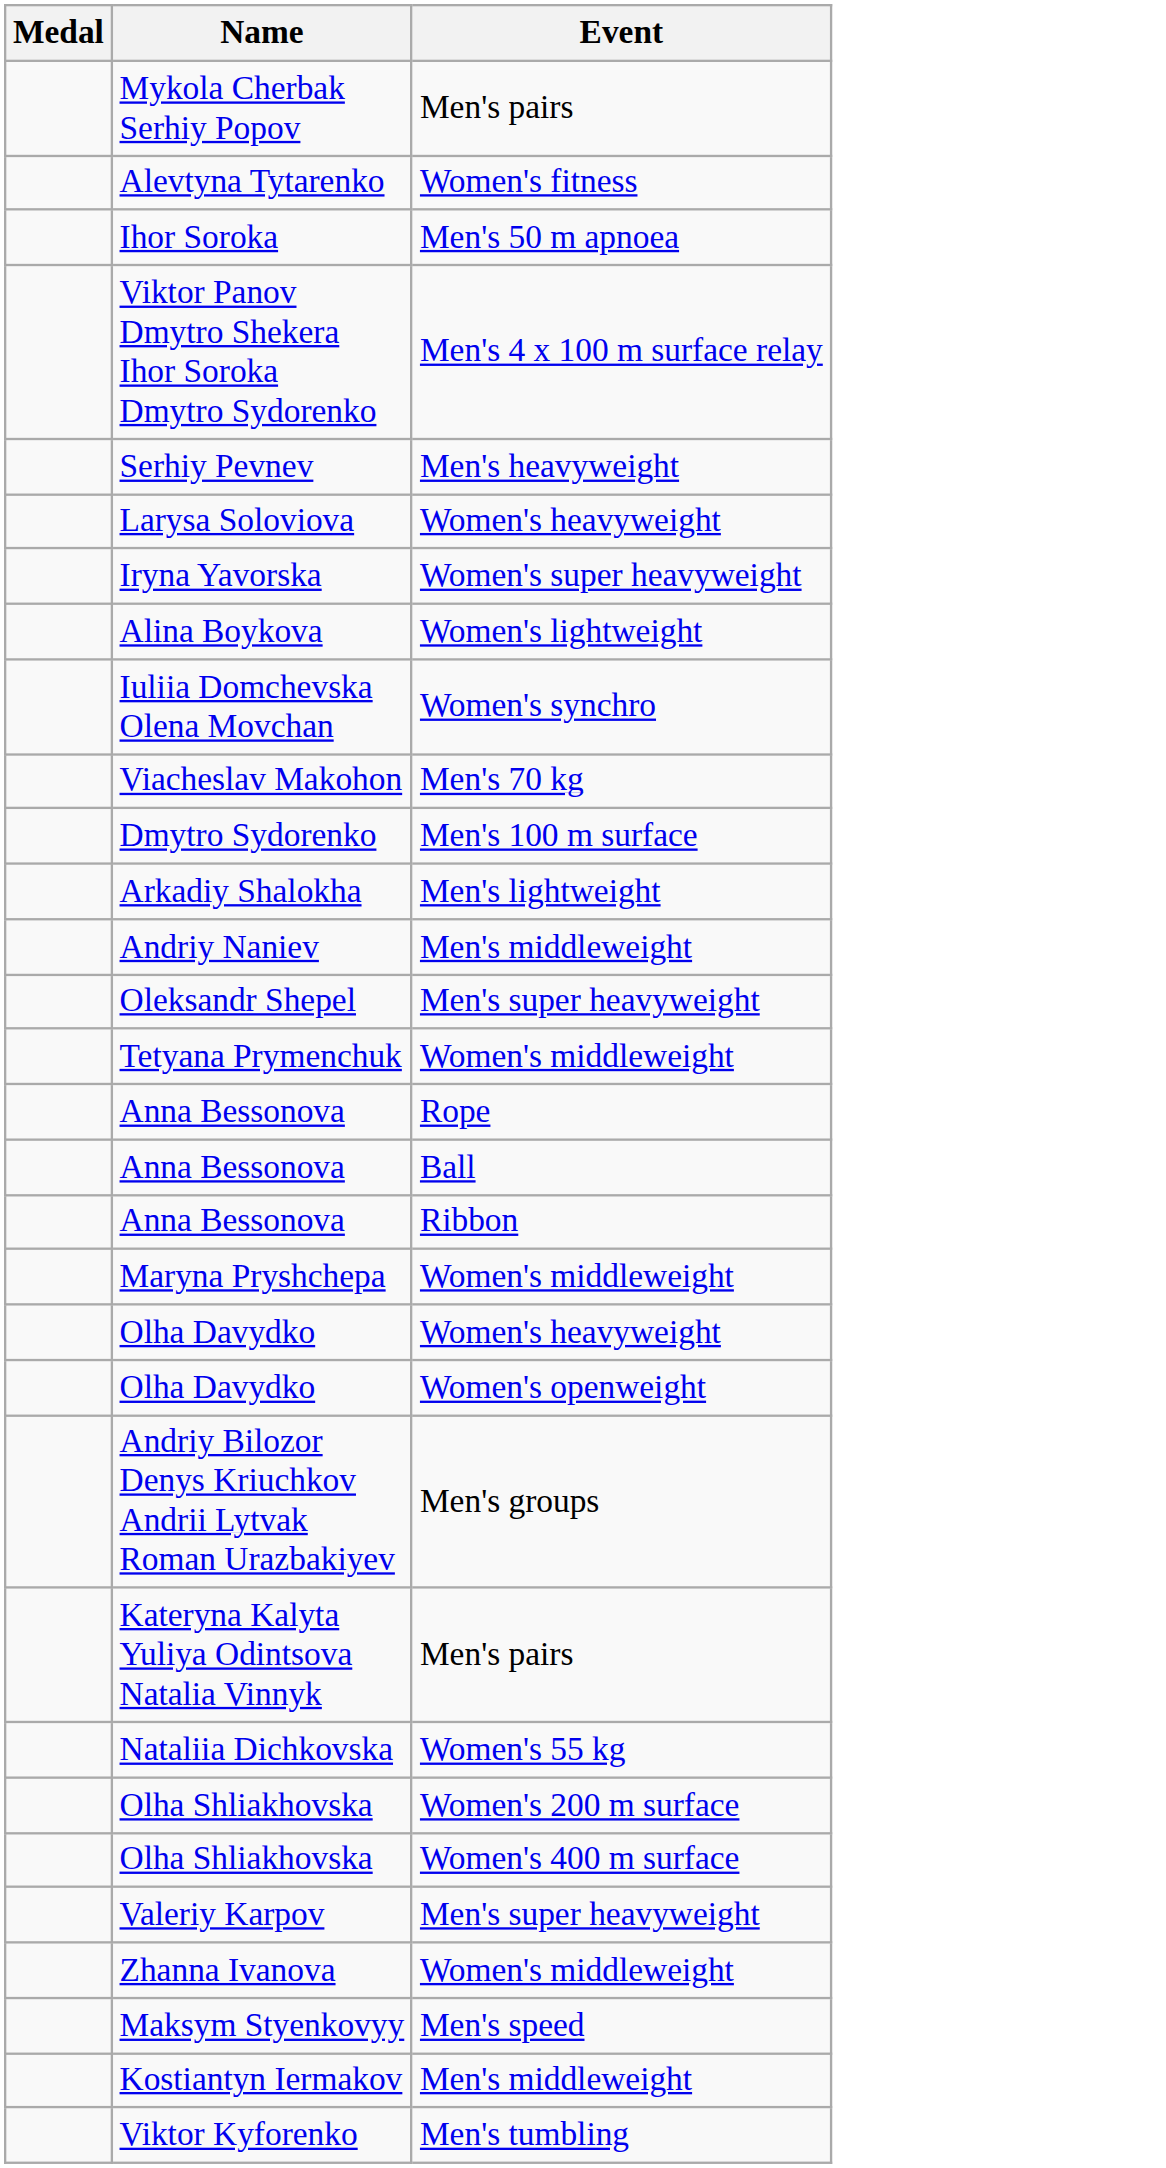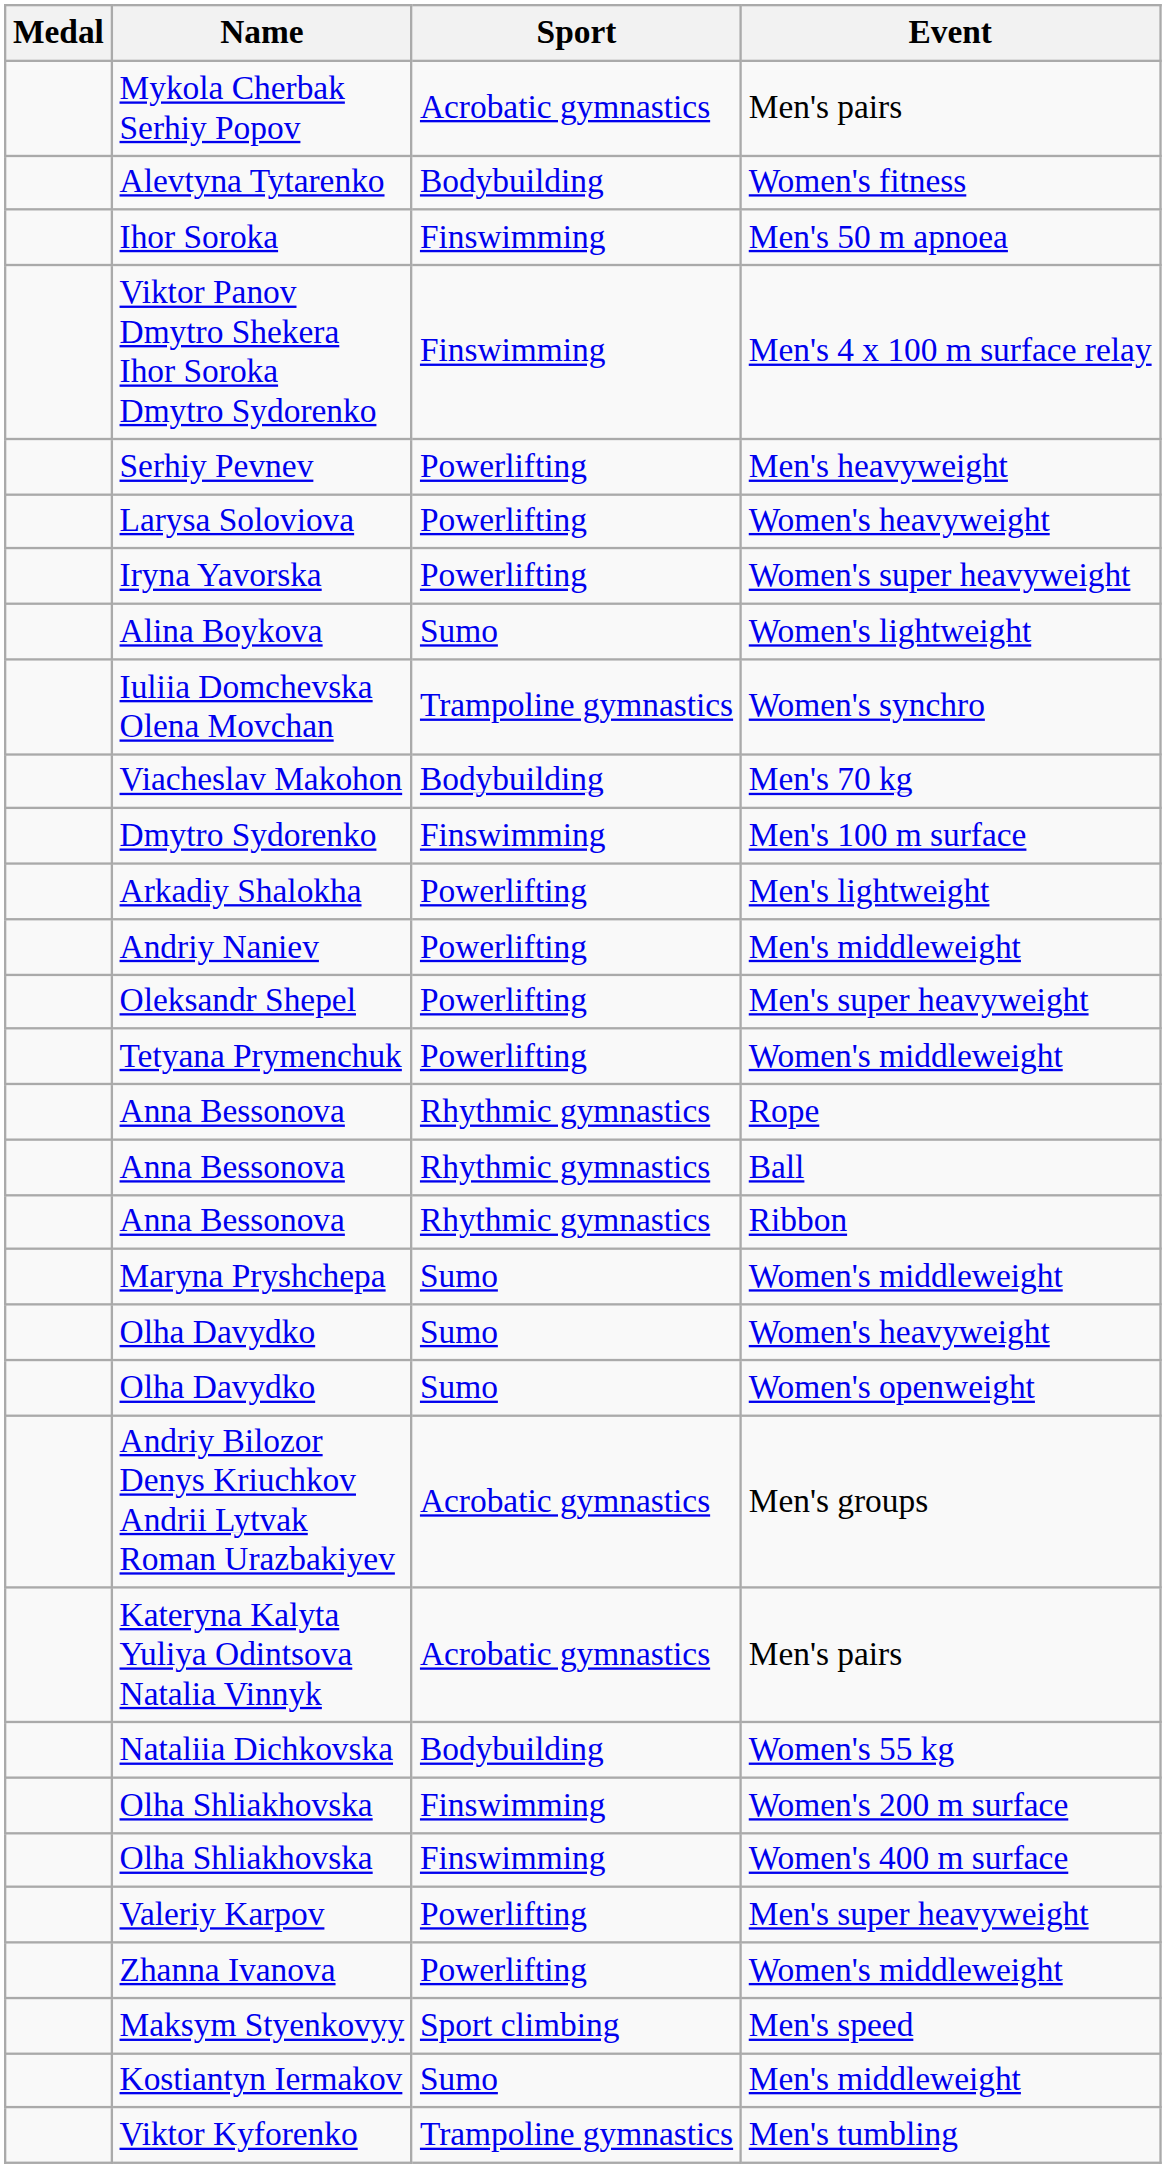+ column: (577, 32)
